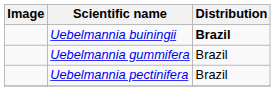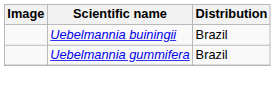(213, 34) bold -> (212, 34) normal
- row: (119, 75)
